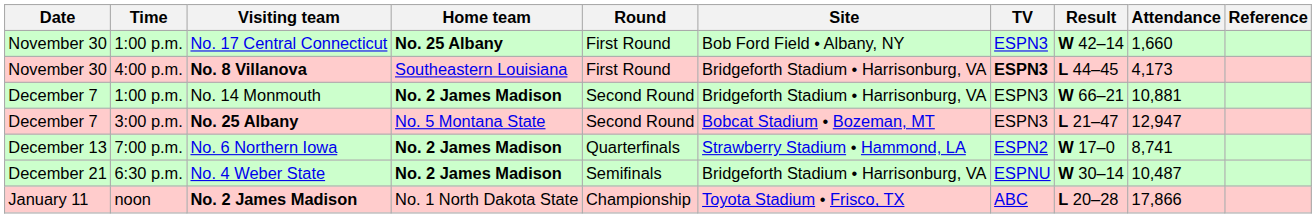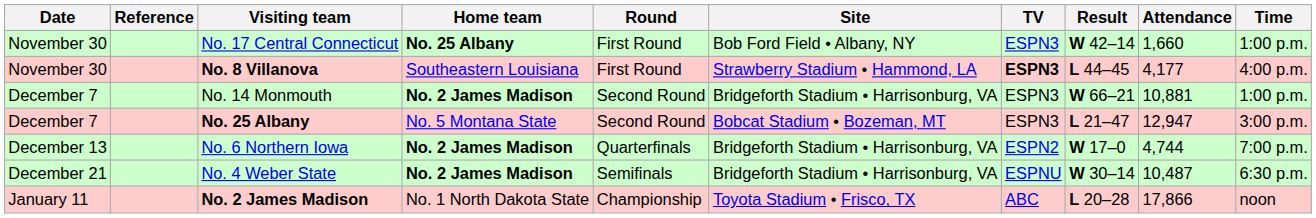columns swapped: (149, 18) <-> (1268, 18)
(844, 70) Bridgeforth Stadium • Harrisonburg, VA -> (845, 70) Strawberry Stadium • Hammond, LA
(1152, 70) 4,173 -> (1163, 70) 4,177
(834, 148) Strawberry Stadium • Hammond, LA -> (855, 148) Bridgeforth Stadium • Harrisonburg, VA
(1152, 148) 8,741 -> (1163, 148) 4,744
